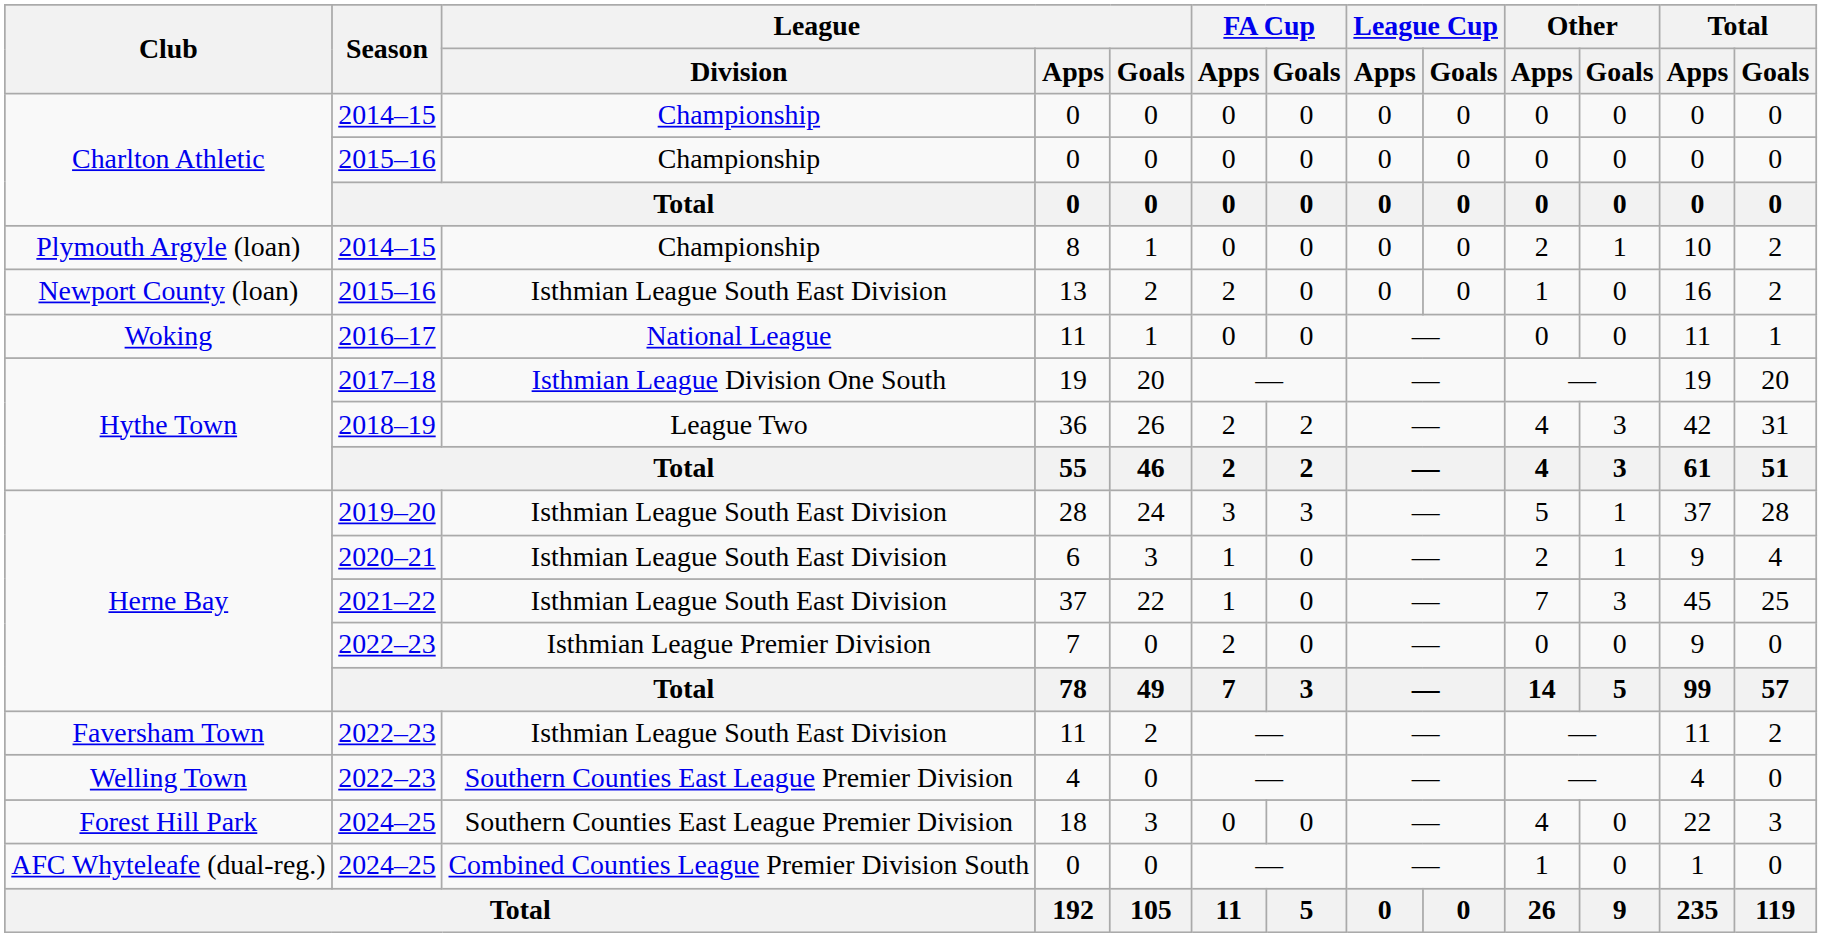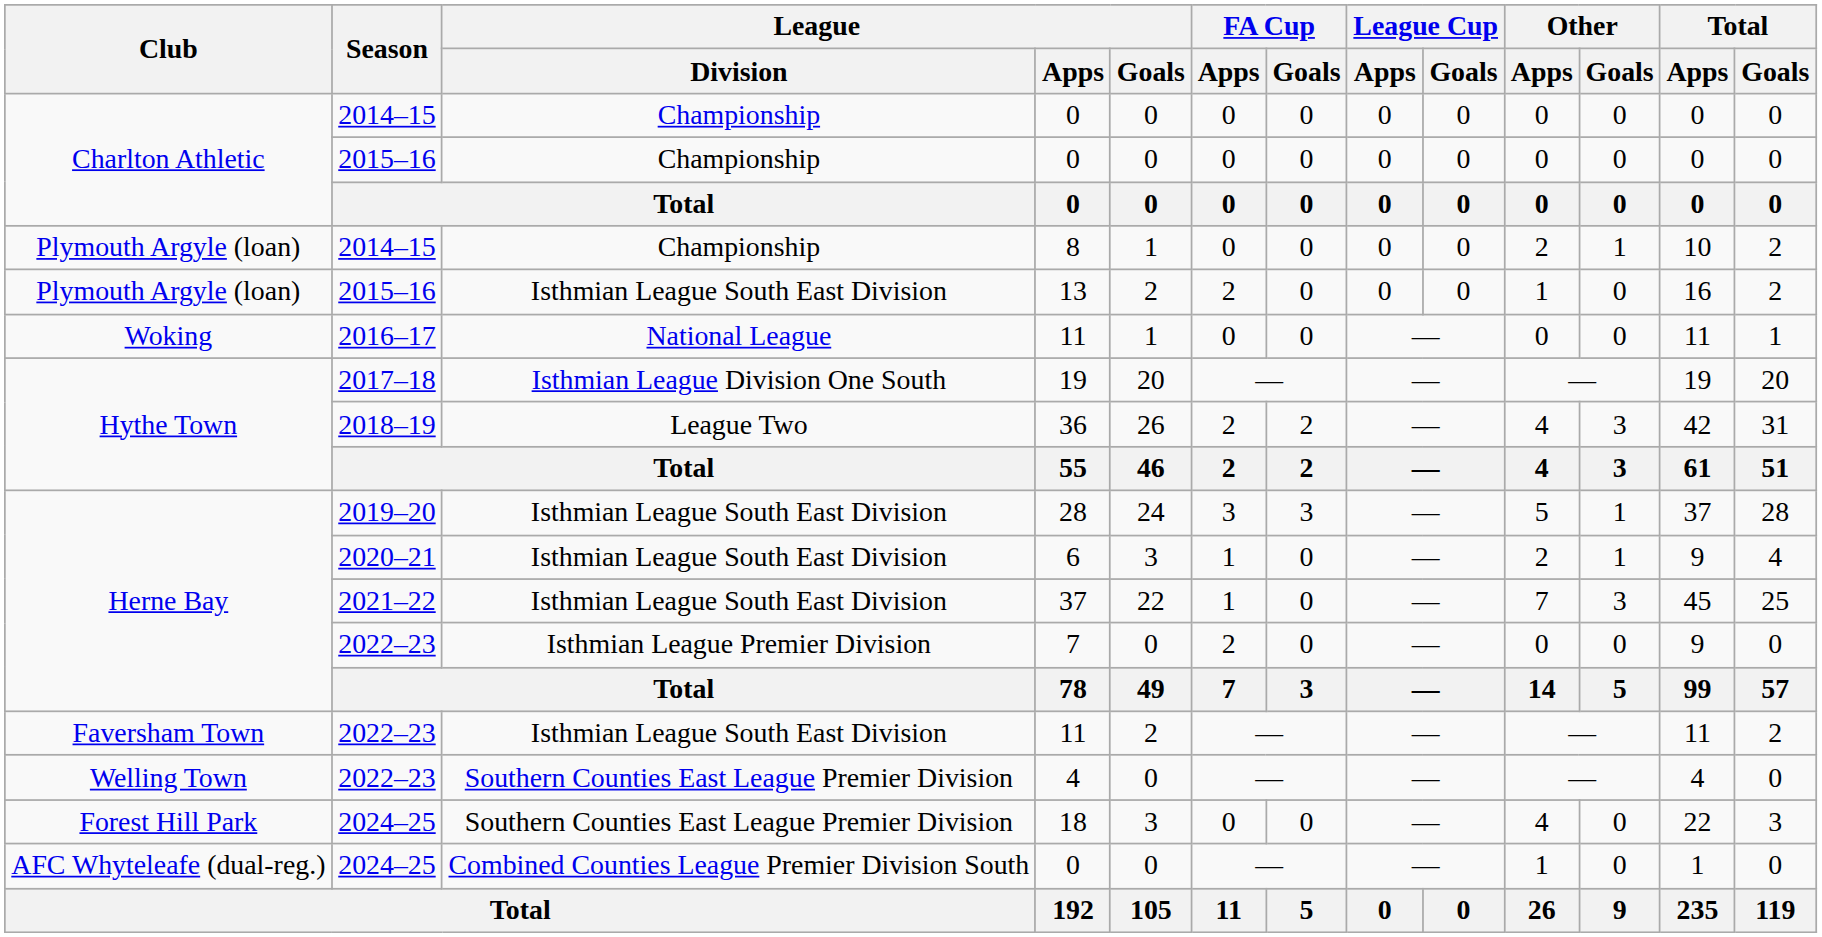(168, 291) Newport County (loan) -> (168, 291) Plymouth Argyle (loan)
